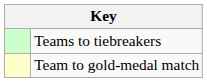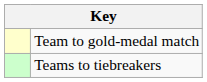rows swapped: (117, 65) <-> (98, 41)
